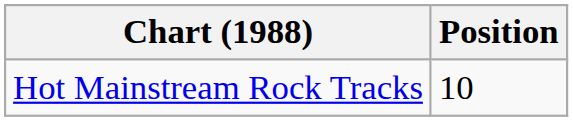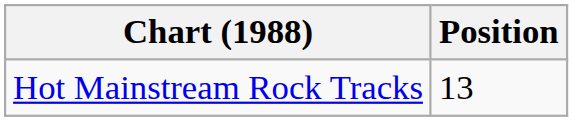(456, 87) 10 -> (456, 87) 13
